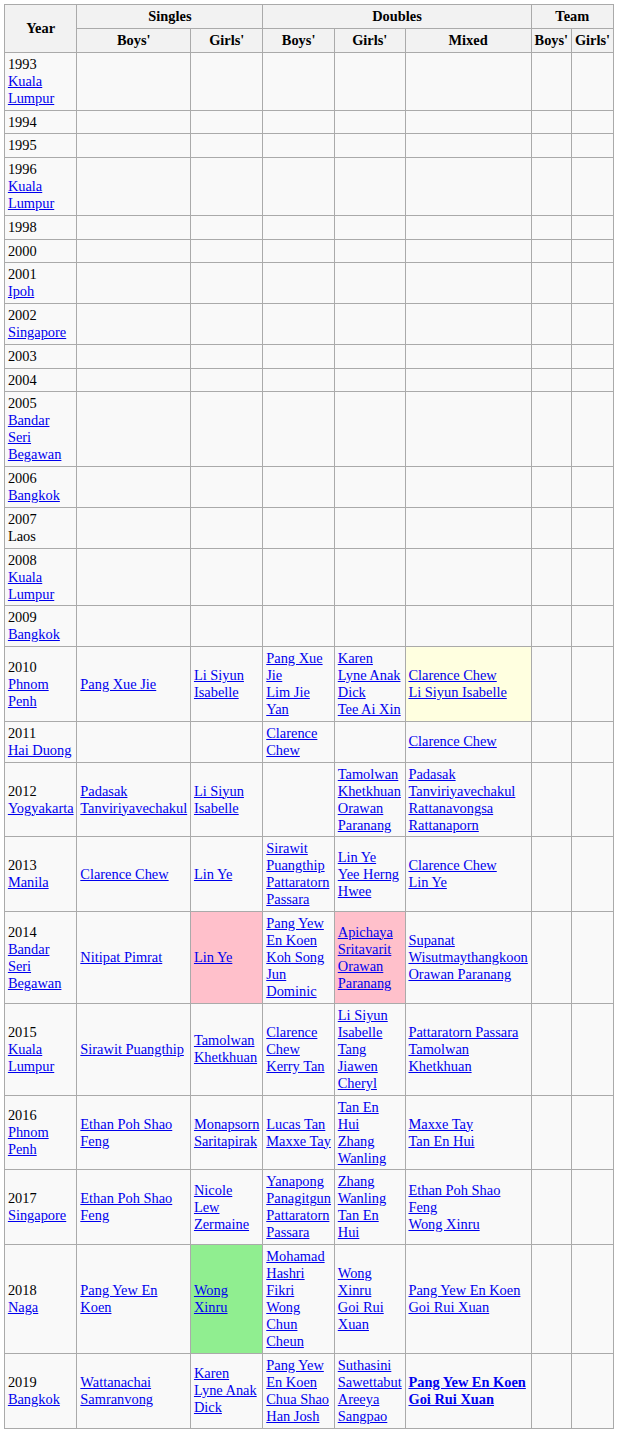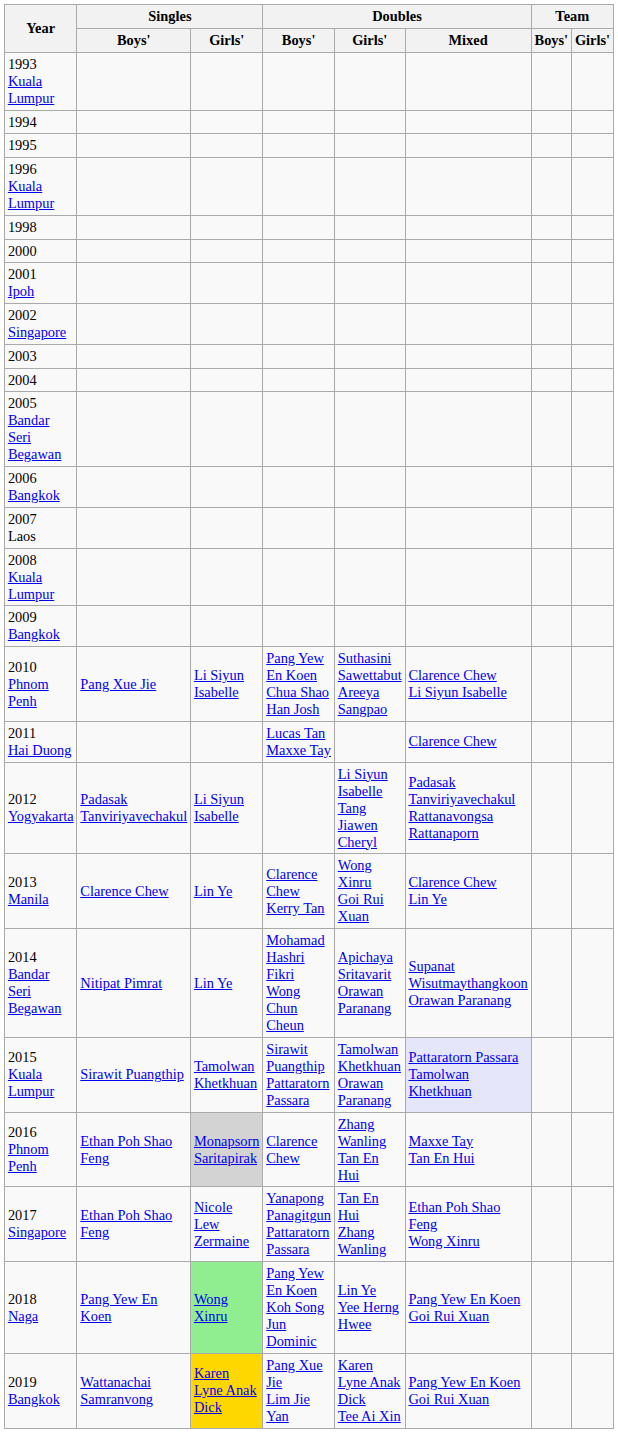(294, 684) Pang Xue Jie Lim Jie Yan -> (298, 684) Pang Yew En Koen Chua Shao Han Josh
(369, 684) Karen Lyne Anak Dick Tee Ai Xin -> (370, 684) Suthasini Sawettabut Areeya Sangpao
(458, 684) lightyellow background -> (458, 684) no background
(292, 741) Clarence Chew -> (299, 741) Lucas Tan Maxxe Tay
(369, 799) Tamolwan Khetkhuan Orawan Paranang -> (363, 808) Li Siyun Isabelle Tang Jiawen Cheryl
(298, 874) Sirawit Puangthip Pattaratorn Passara -> (295, 891) Clarence Chew Kerry Tan
(368, 874) Lin Ye Yee Herng Hwee -> (361, 891) Wong Xinru Goi Rui Xuan
(213, 957) pink background -> (213, 983) no background
(295, 957) Pang Yew En Koen Koh Song Jun Dominic -> (295, 983) Mohamad Hashri Fikri Wong Chun Cheun
(365, 957) pink background -> (365, 983) no background
(295, 1049) Clarence Chew Kerry Tan -> (298, 1074) Sirawit Puangthip Pattaratorn Passara
(363, 1049) Li Siyun Isabelle Tang Jiawen Cheryl -> (369, 1074) Tamolwan Khetkhuan Orawan Paranang
(463, 1049) no background -> (463, 1074) lavender background
(227, 1132) no background -> (227, 1149) lightgrey background
(299, 1132) Lucas Tan Maxxe Tay -> (292, 1149) Clarence Chew
(362, 1132) Tan En Hui Zhang Wanling -> (362, 1149) Zhang Wanling Tan En Hui
(362, 1207) Zhang Wanling Tan En Hui -> (362, 1224) Tan En Hui Zhang Wanling
(295, 1299) Mohamad Hashri Fikri Wong Chun Cheun -> (295, 1307) Pang Yew En Koen Koh Song Jun Dominic
(361, 1299) Wong Xinru Goi Rui Xuan -> (368, 1307) Lin Ye Yee Herng Hwee
(225, 1390) no background -> (225, 1390) gold background
(298, 1390) Pang Yew En Koen Chua Shao Han Josh -> (294, 1390) Pang Xue Jie Lim Jie Yan
(370, 1390) Suthasini Sawettabut Areeya Sangpao -> (369, 1390) Karen Lyne Anak Dick Tee Ai Xin
(467, 1390) bold -> (464, 1390) normal
